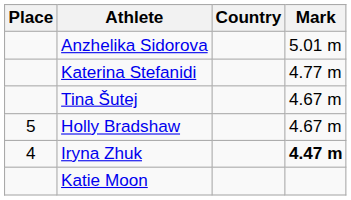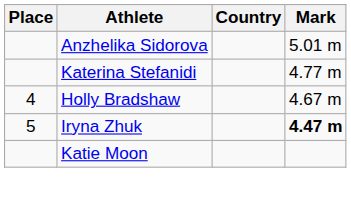- row: (99, 99)
(31, 126) 5 -> (31, 99) 4
(31, 153) 4 -> (31, 126) 5
